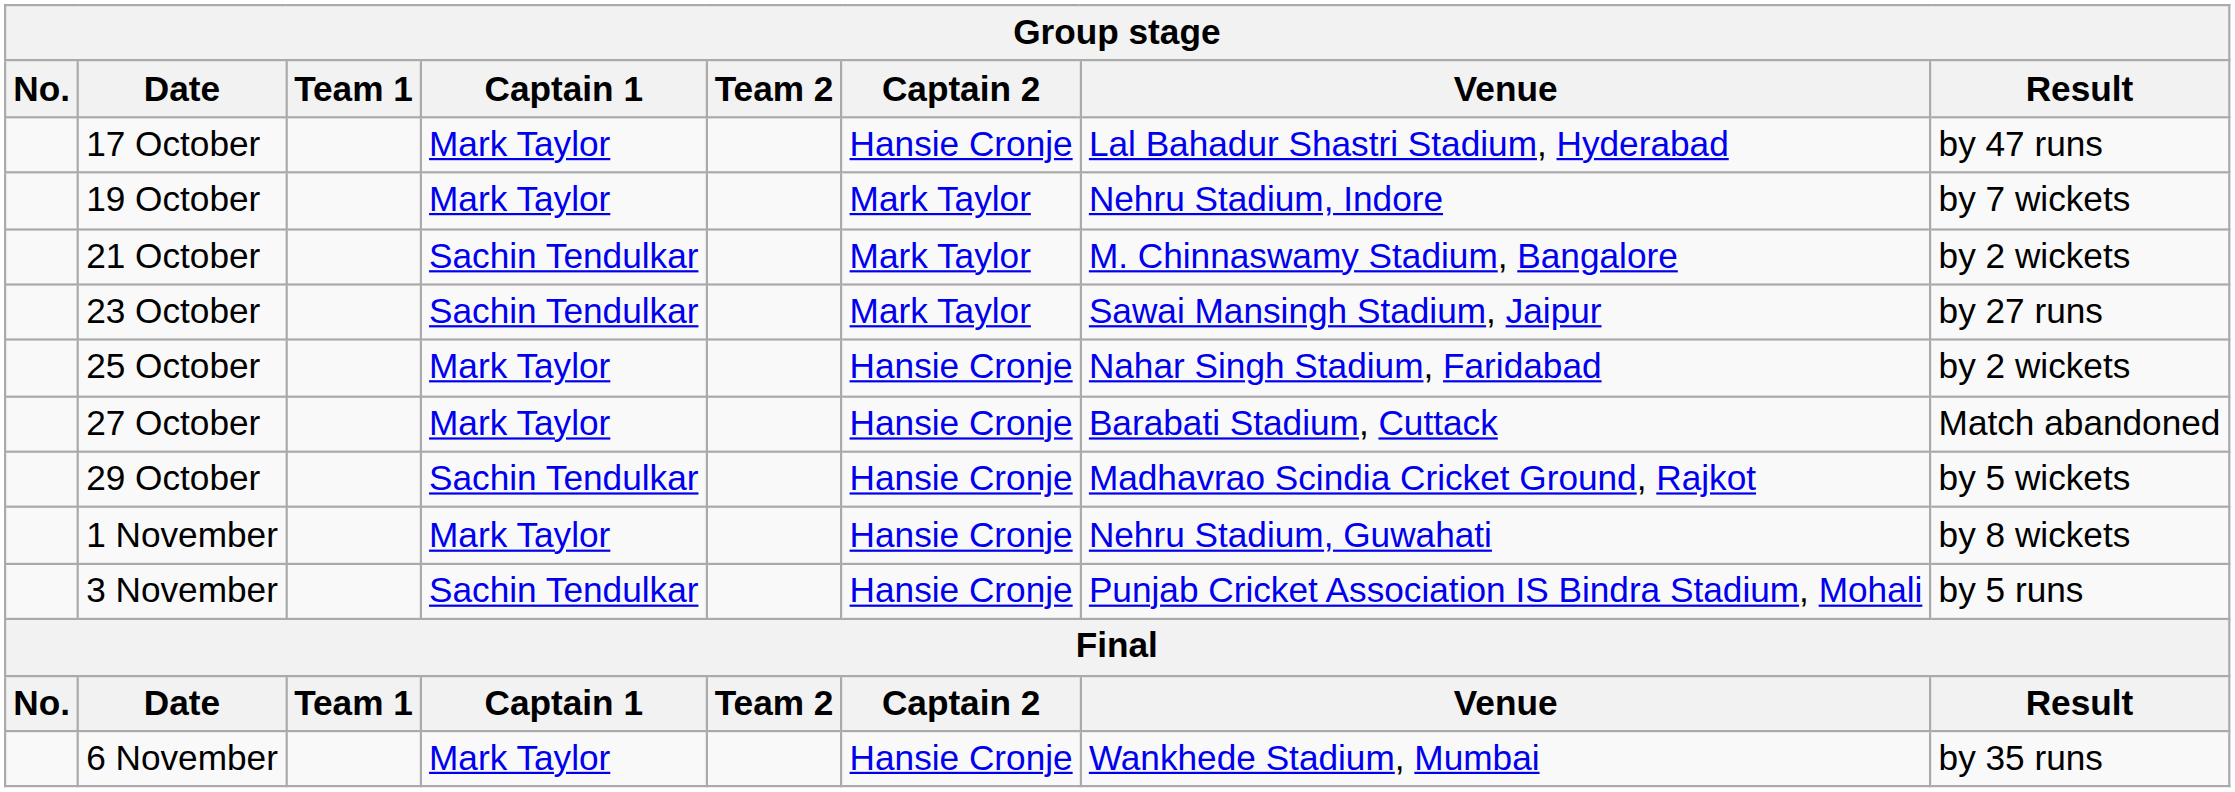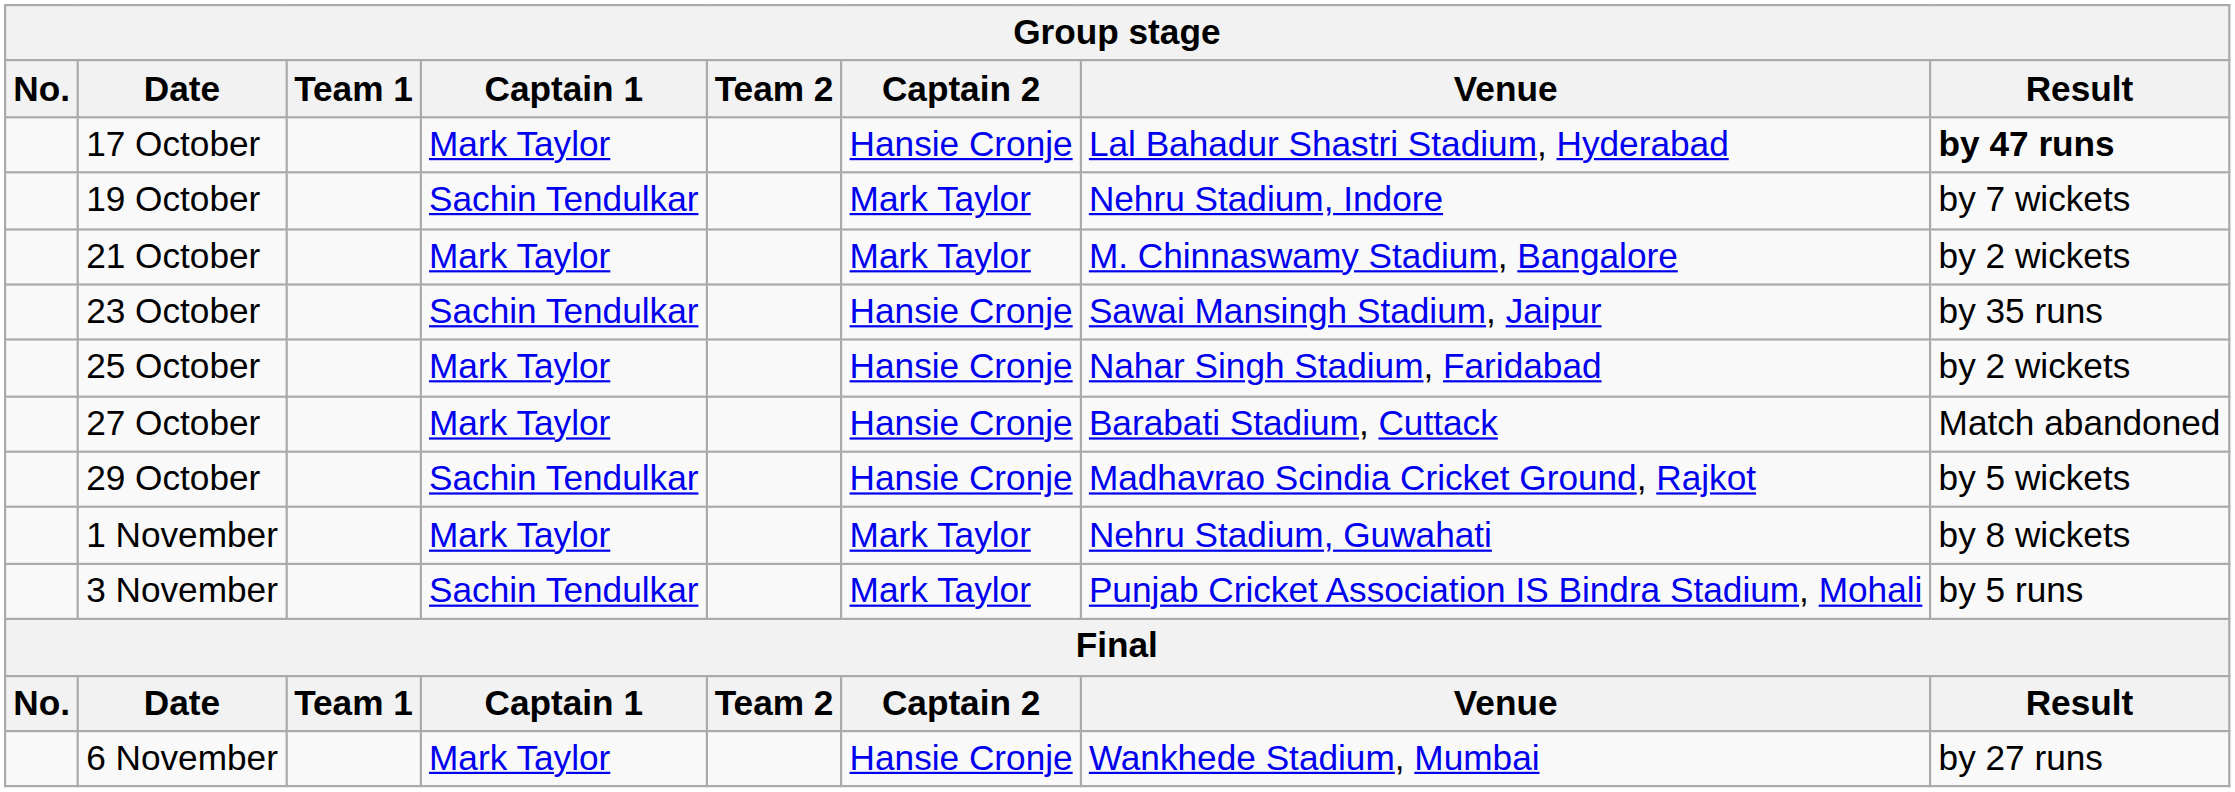(2021, 144) normal -> (2027, 144) bold
(520, 199) Mark Taylor -> (564, 199) Sachin Tendulkar
(564, 255) Sachin Tendulkar -> (520, 255) Mark Taylor
(940, 311) Mark Taylor -> (961, 311) Hansie Cronje
(2021, 311) by 27 runs -> (2021, 311) by 35 runs
(961, 534) Hansie Cronje -> (940, 534) Mark Taylor
(961, 590) Hansie Cronje -> (940, 590) Mark Taylor
(2021, 758) by 35 runs -> (2021, 758) by 27 runs
